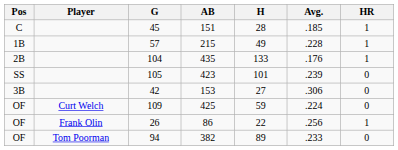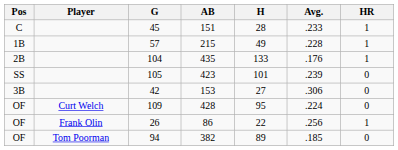(314, 28) .185 -> (314, 28) .233
(208, 106) 425 -> (208, 106) 428
(261, 106) 59 -> (261, 106) 95
(314, 138) .233 -> (314, 138) .185
